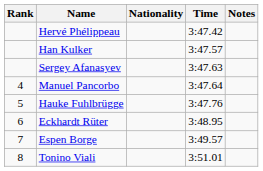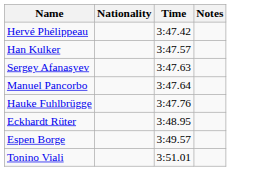- column: (20, 13)
